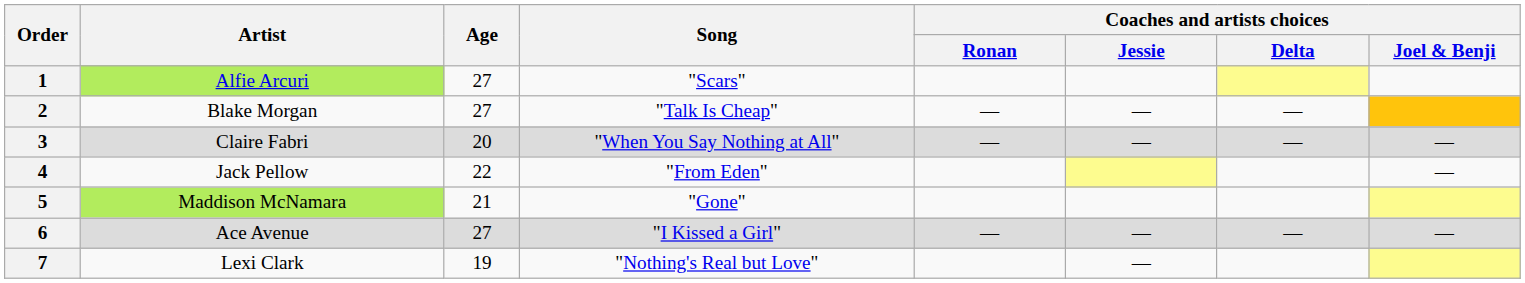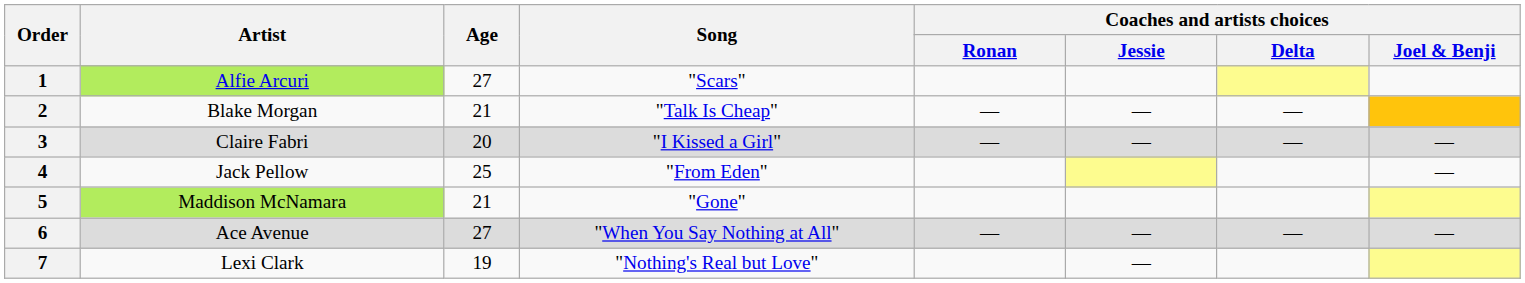(482, 111) 27 -> (482, 111) 21
(717, 141) "When You Say Nothing at All" -> (717, 141) "I Kissed a Girl"
(482, 171) 22 -> (482, 171) 25
(717, 232) "I Kissed a Girl" -> (717, 232) "When You Say Nothing at All"
